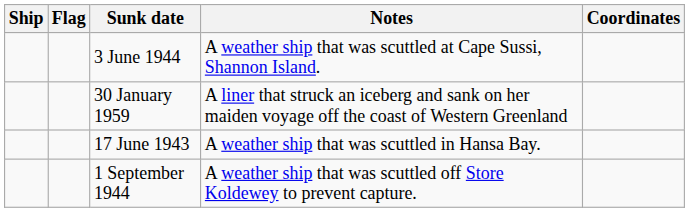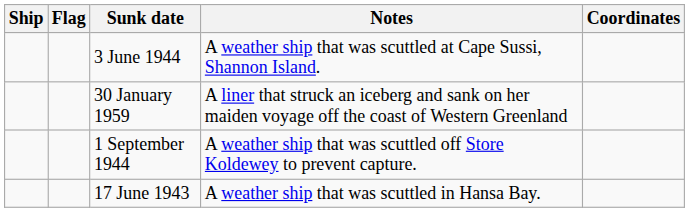rows swapped: (142, 144) <-> (139, 182)
